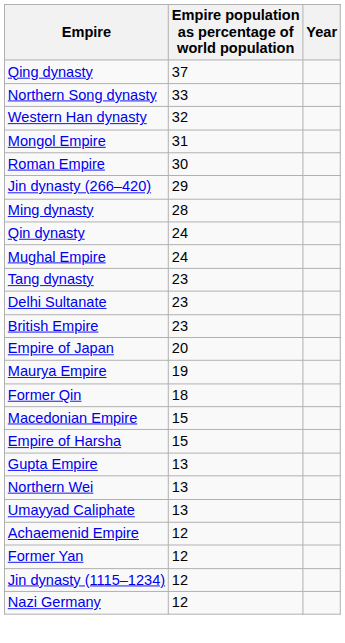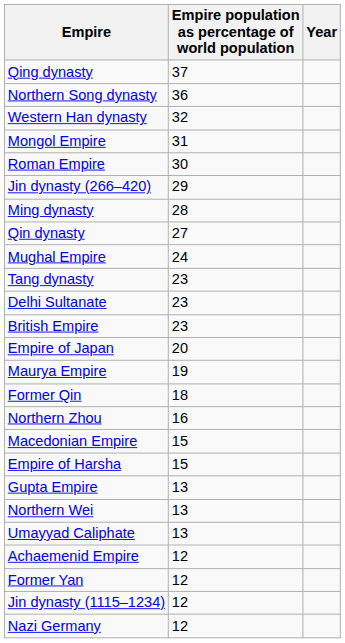(180, 94) 33 -> (180, 94) 36
(180, 233) 24 -> (180, 233) 27
+ row: (55, 418)
